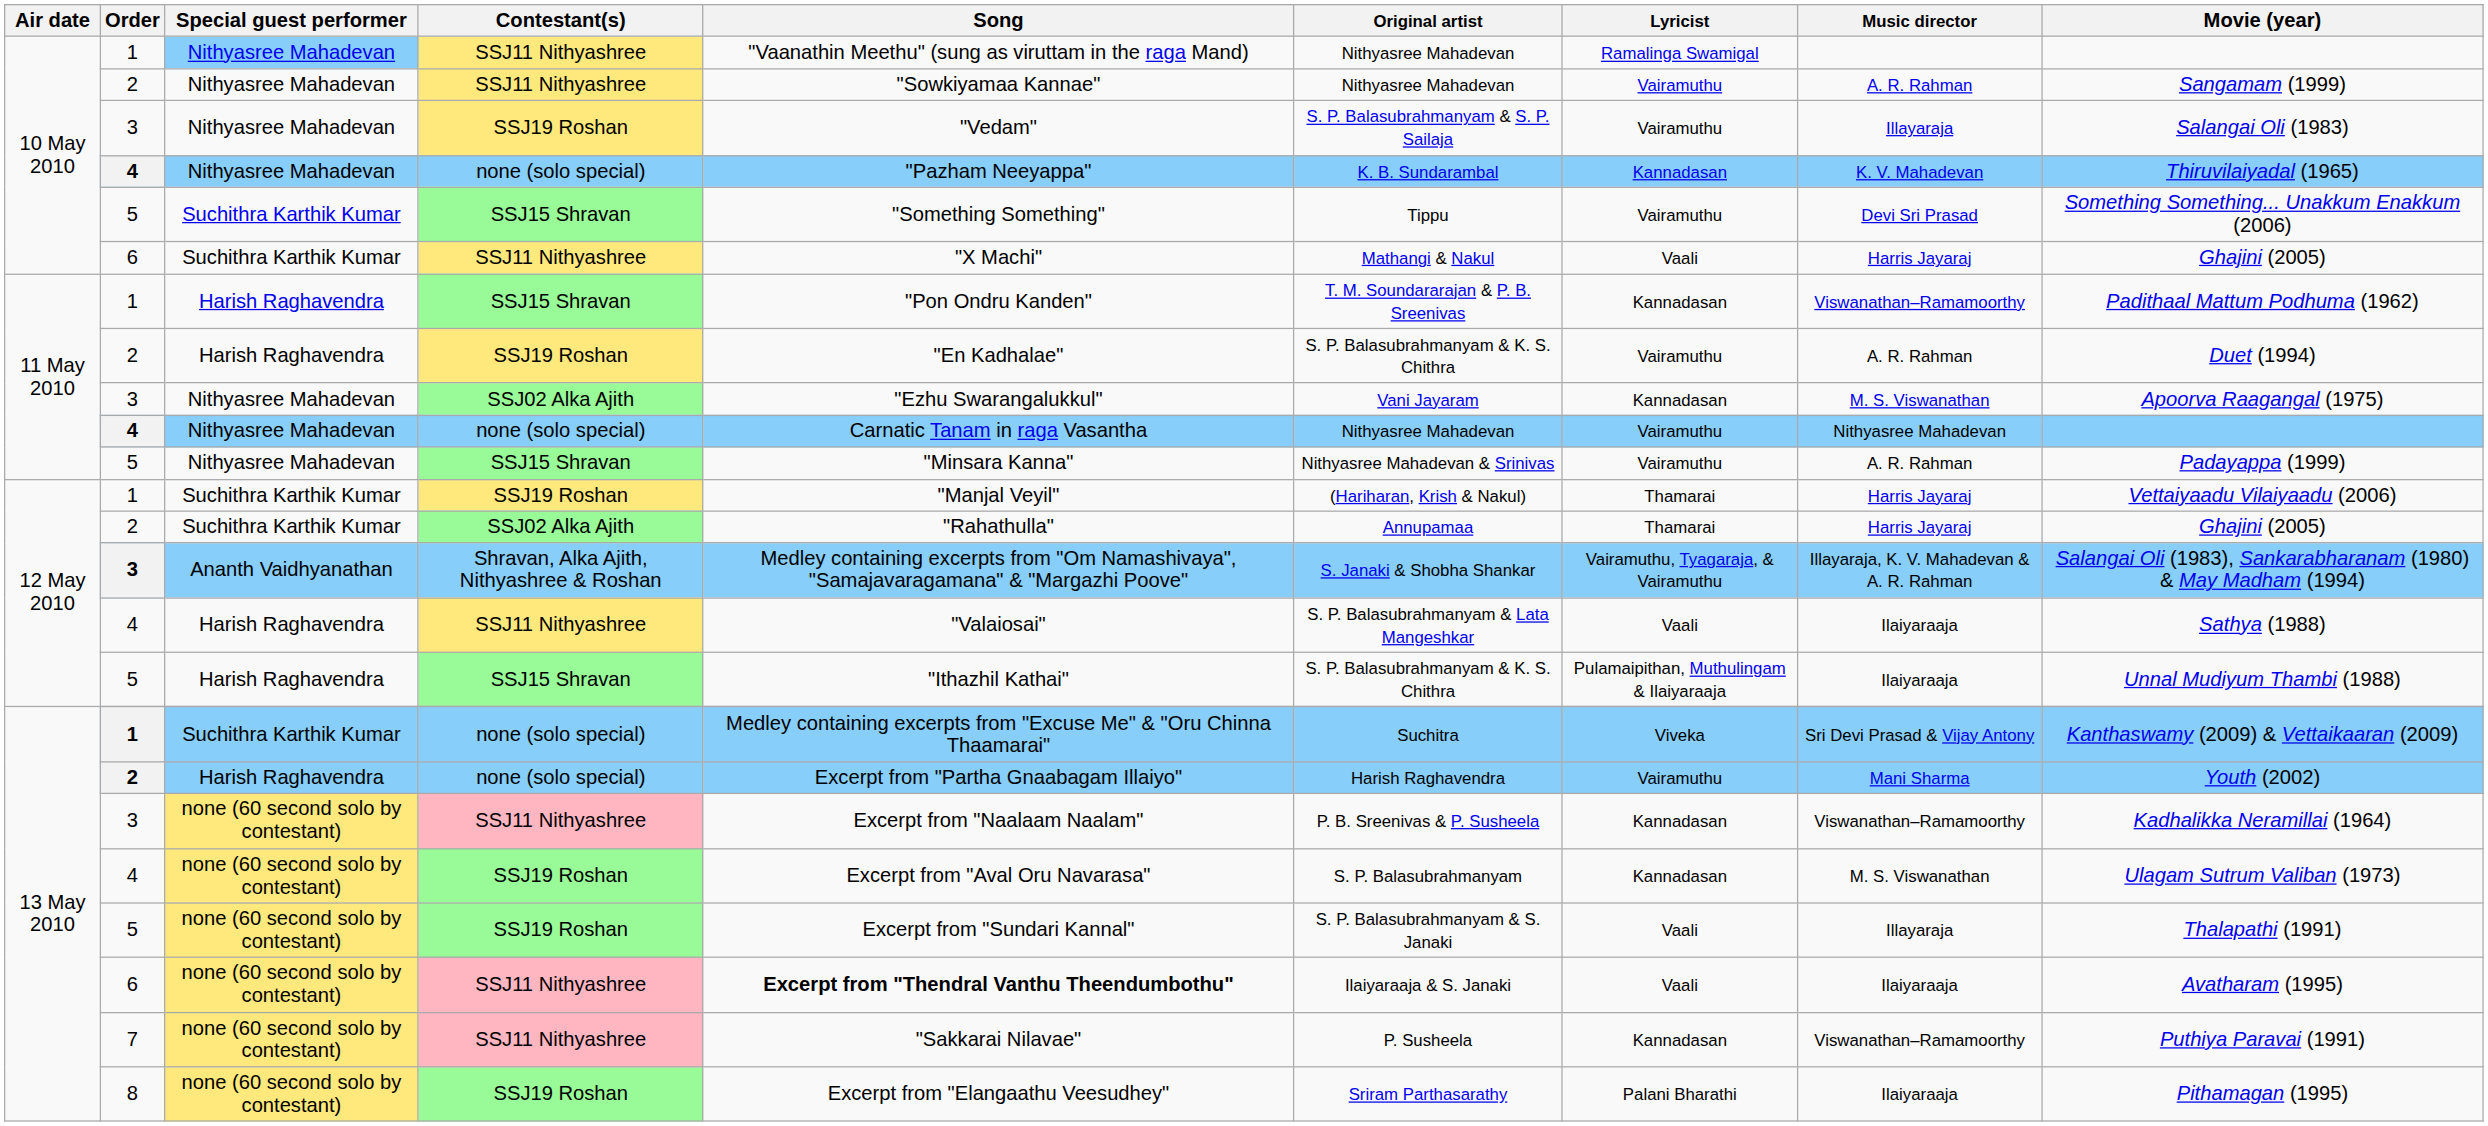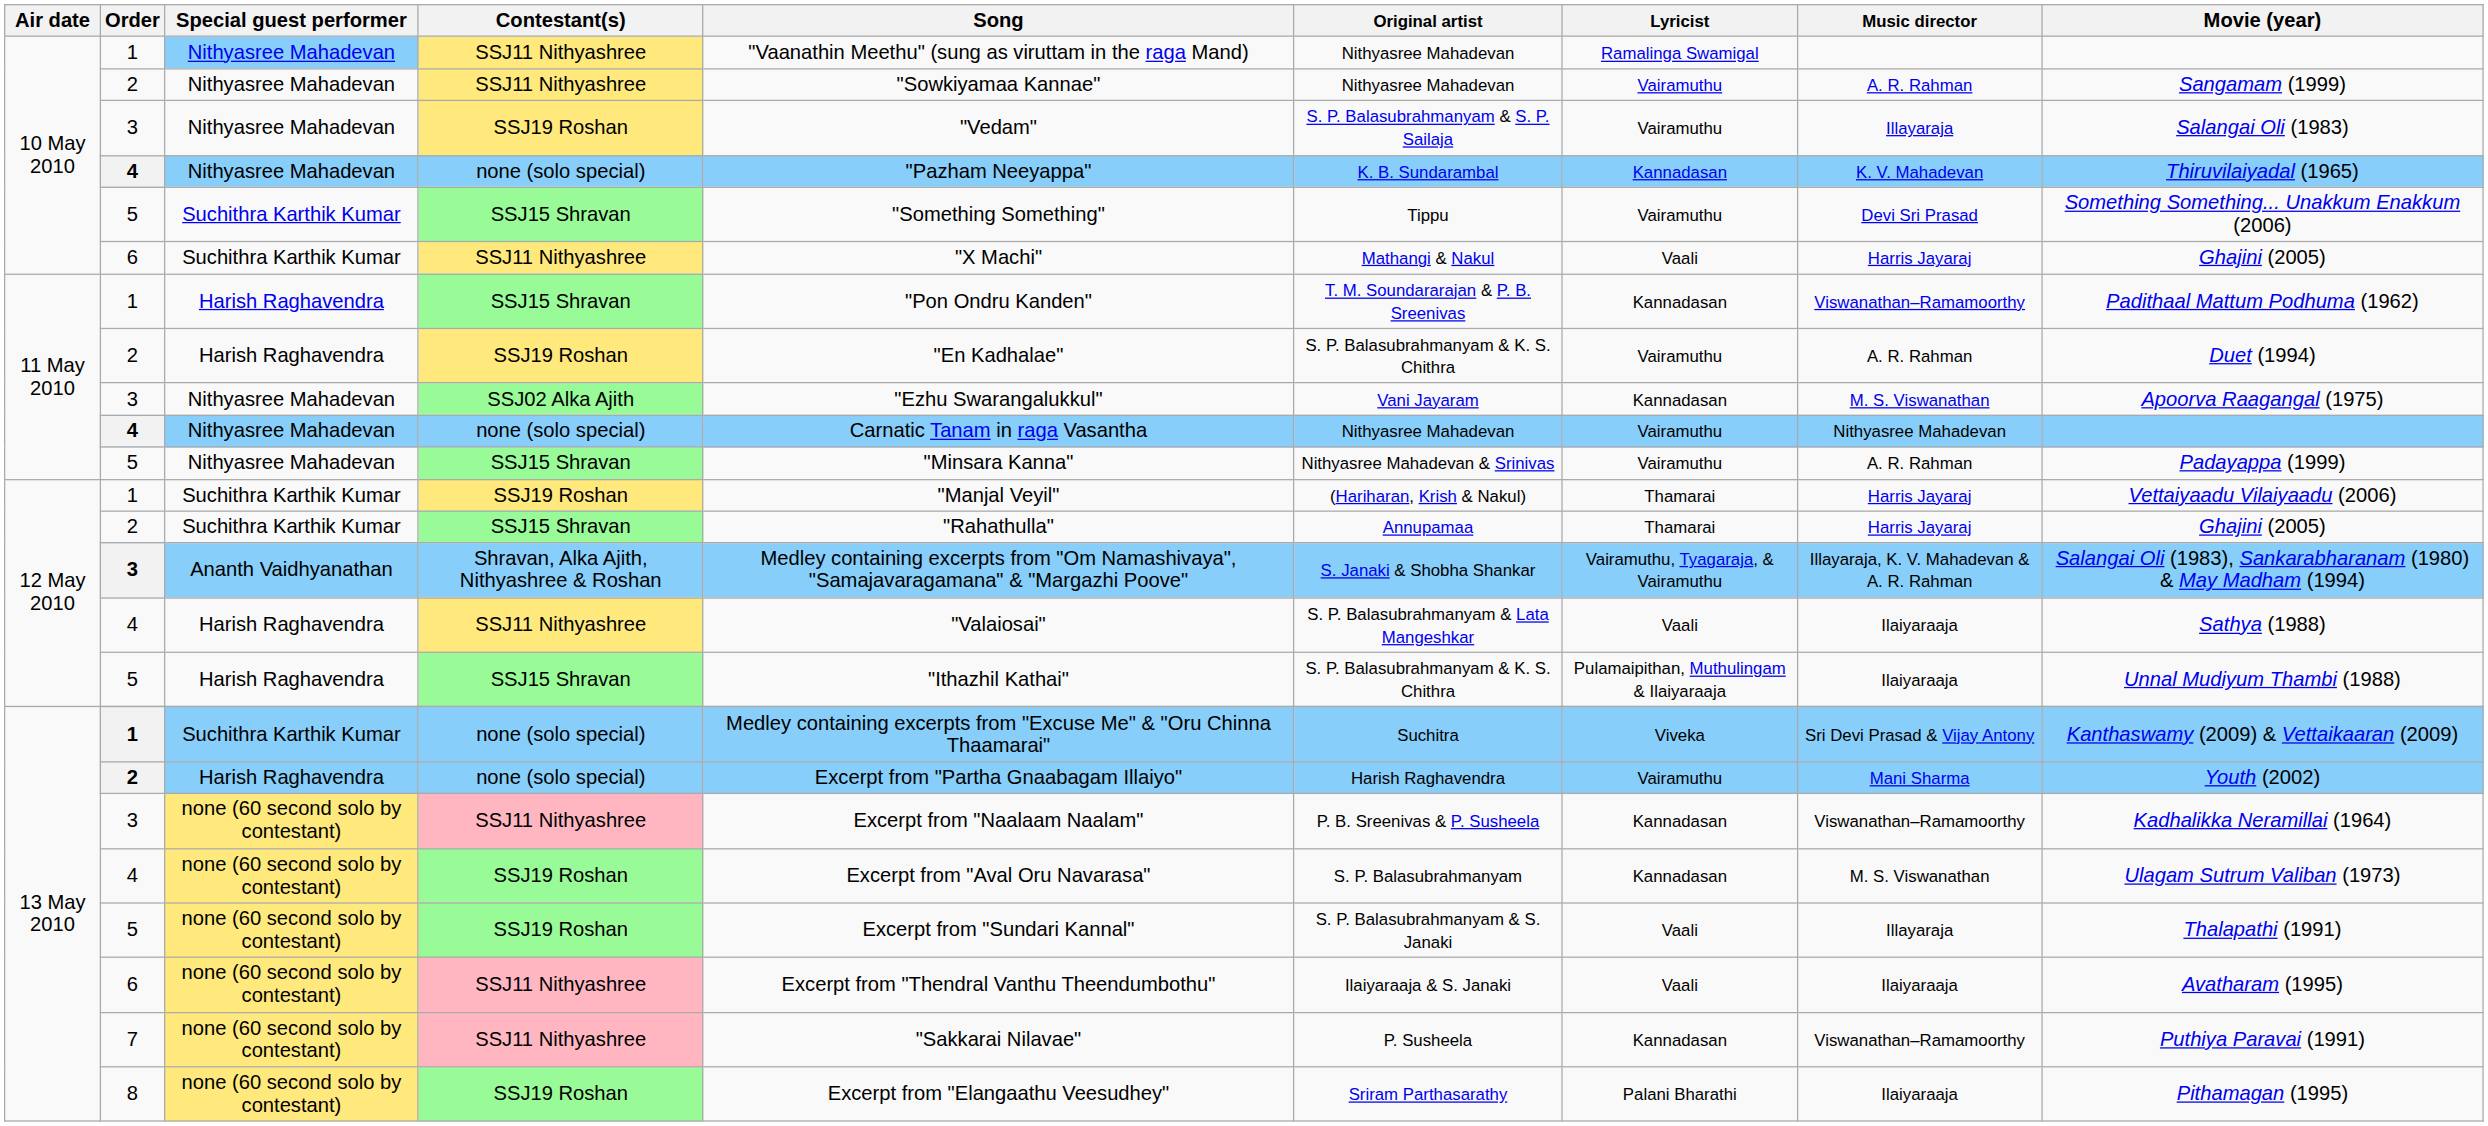(561, 526) SSJ02 Alka Ajith -> (561, 526) SSJ15 Shravan
(998, 984) bold -> (998, 984) normal
